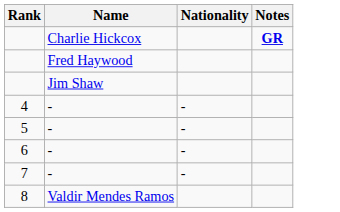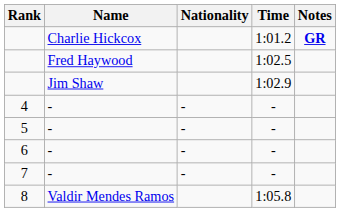+ column: (273, 15)
